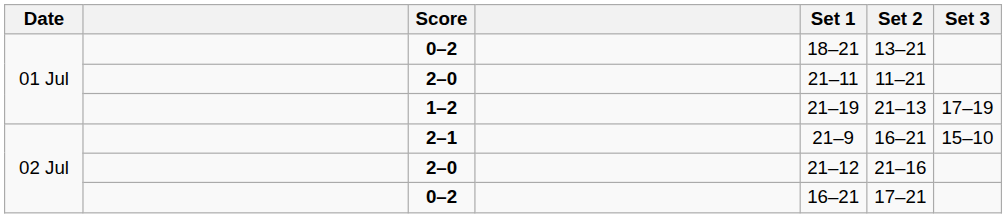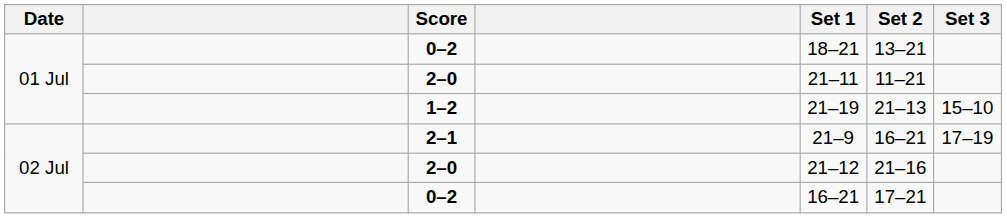(967, 108) 17–19 -> (967, 108) 15–10
(967, 138) 15–10 -> (967, 138) 17–19
